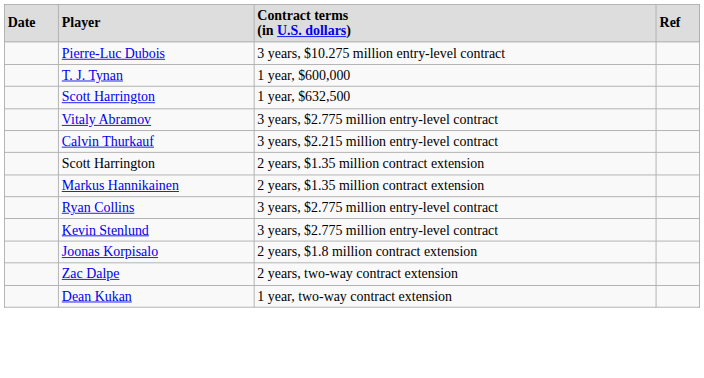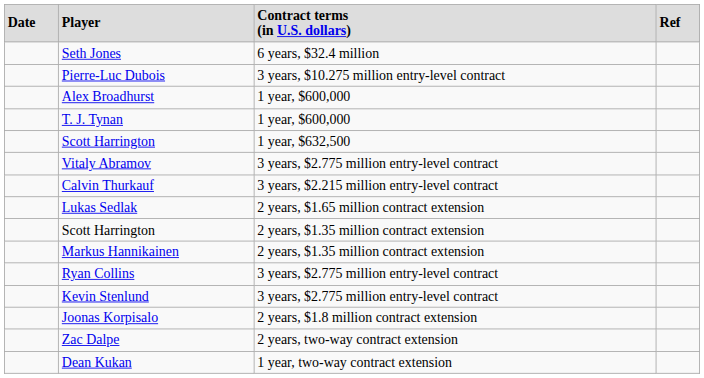+ row: (91, 53)
+ row: (108, 97)
+ row: (100, 207)
